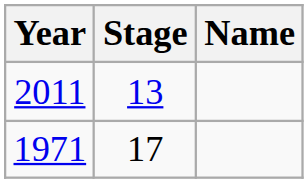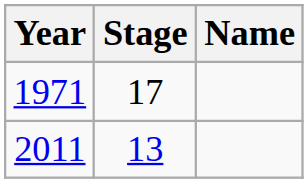rows swapped: (50, 148) <-> (50, 90)
